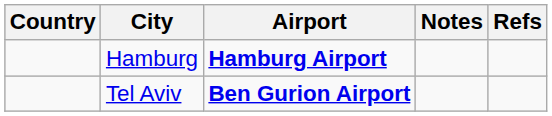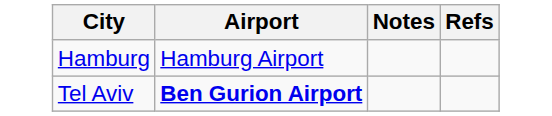- column: (53, 22)
(298, 57) bold -> (242, 57) normal
